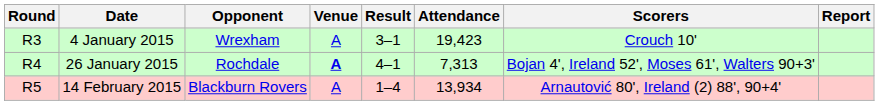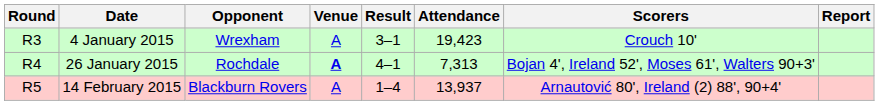(459, 87) 13,934 -> (459, 87) 13,937
